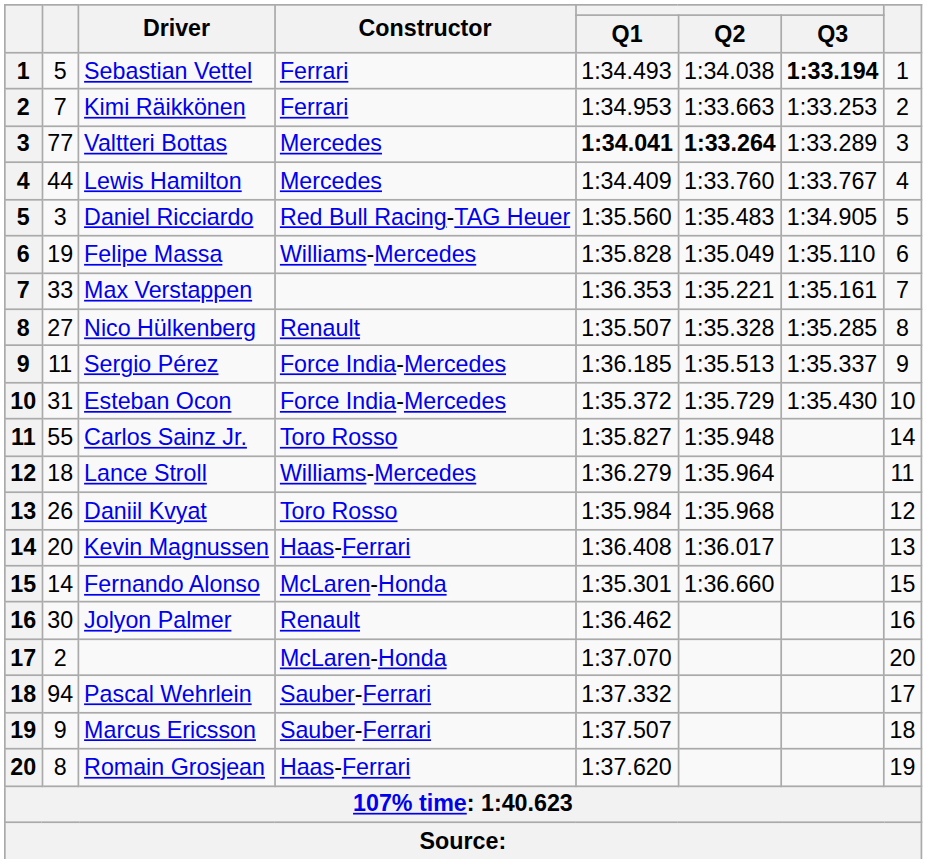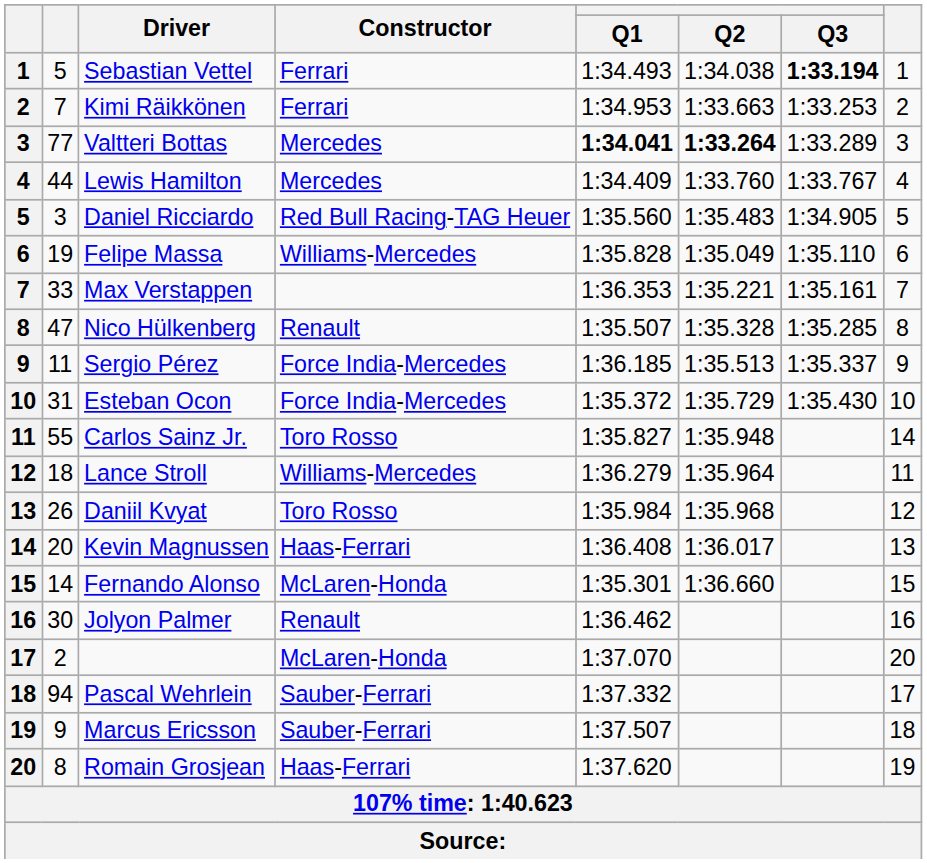(60, 327) 27 -> (60, 327) 47
